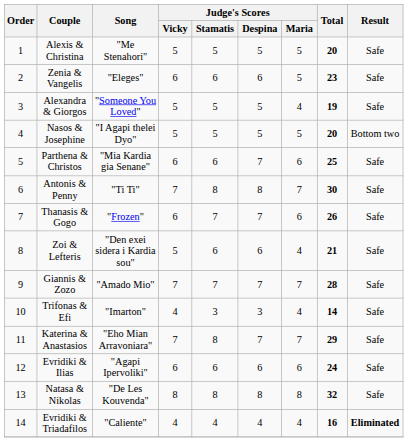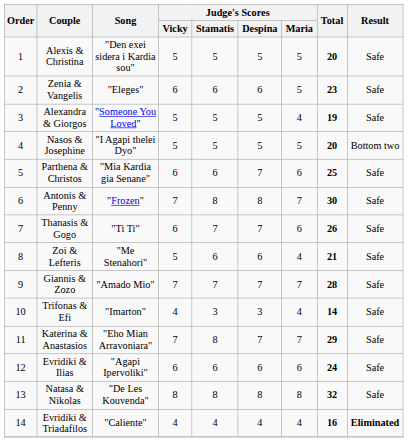(125, 50) "Me Stenahori" -> (125, 56) "Den exei sidera i Kardia sou"
(125, 189) "Ti Ti" -> (125, 201) "Frozen"
(125, 217) "Frozen" -> (125, 228) "Ti Ti"
(125, 250) "Den exei sidera i Kardia sou" -> (125, 256) "Me Stenahori"
